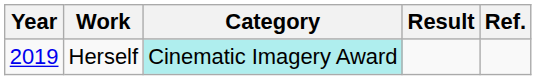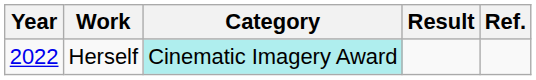(34, 56) 2019 -> (34, 56) 2022
